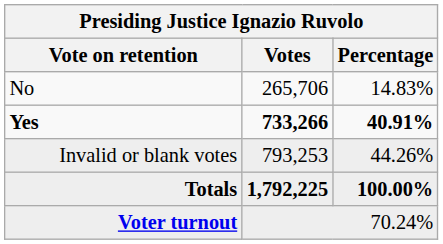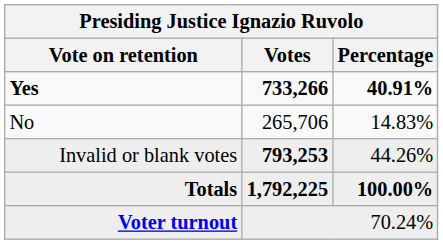rows swapped: (24, 122) <-> (22, 88)
(295, 155) normal -> (295, 155) bold
